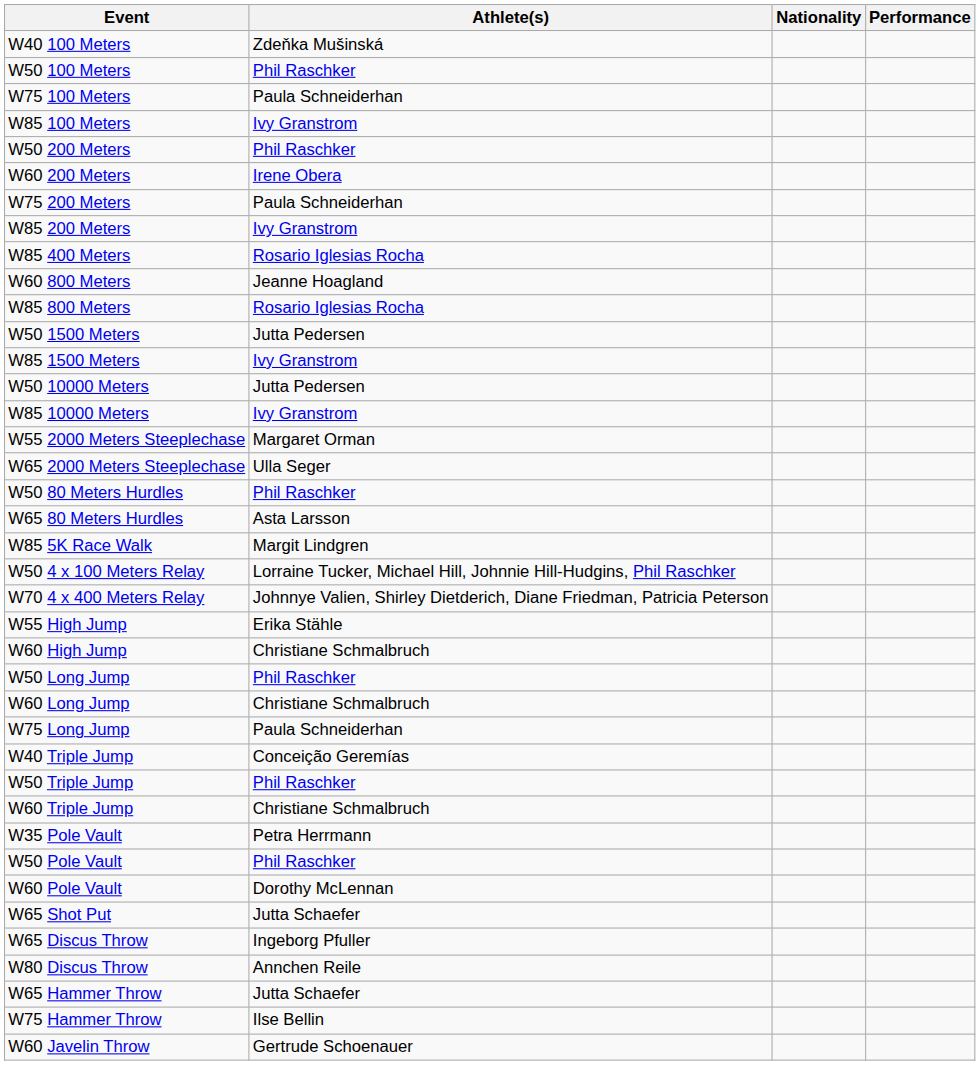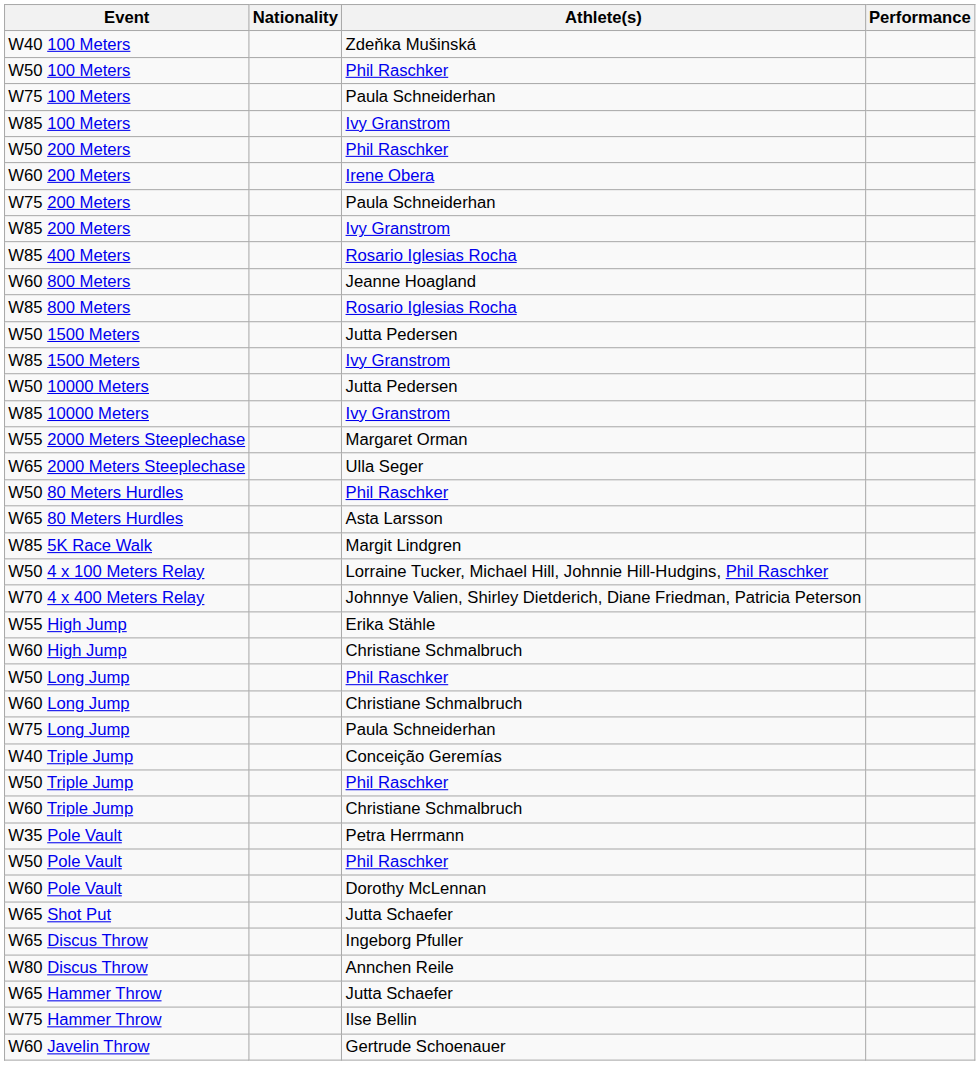columns swapped: (511, 17) <-> (819, 17)
